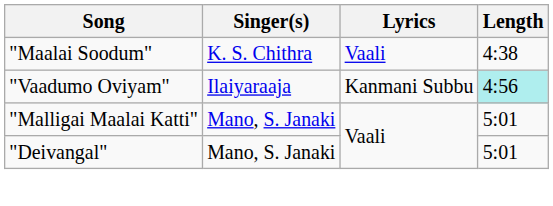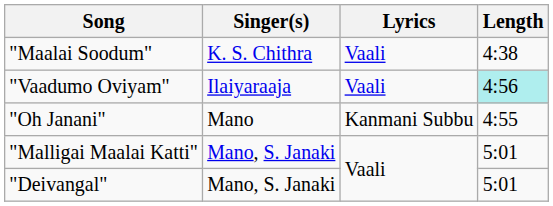(409, 86) Kanmani Subbu -> (365, 86) Vaali
+ row: (57, 119)
